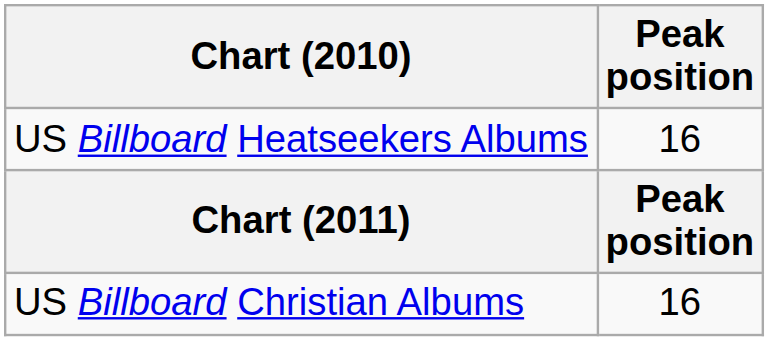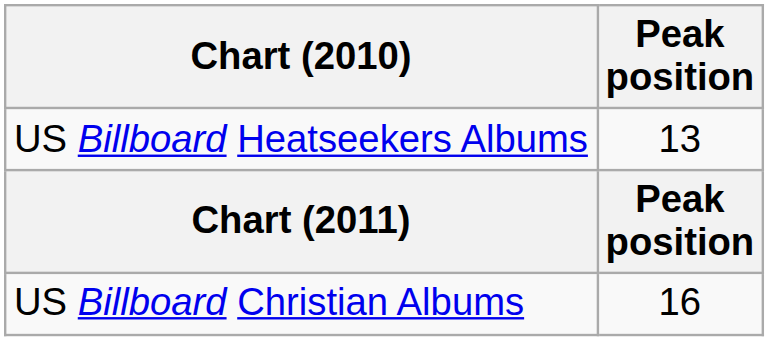(680, 138) 16 -> (680, 138) 13
